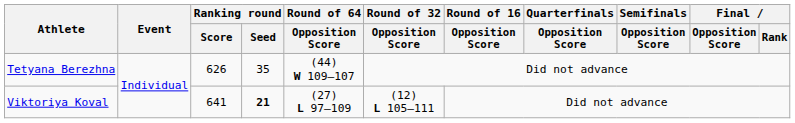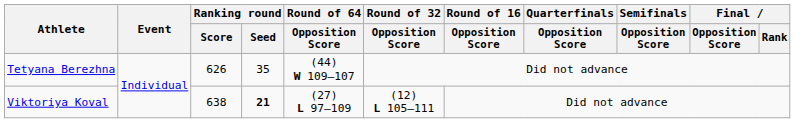(216, 102) 641 -> (216, 102) 638
